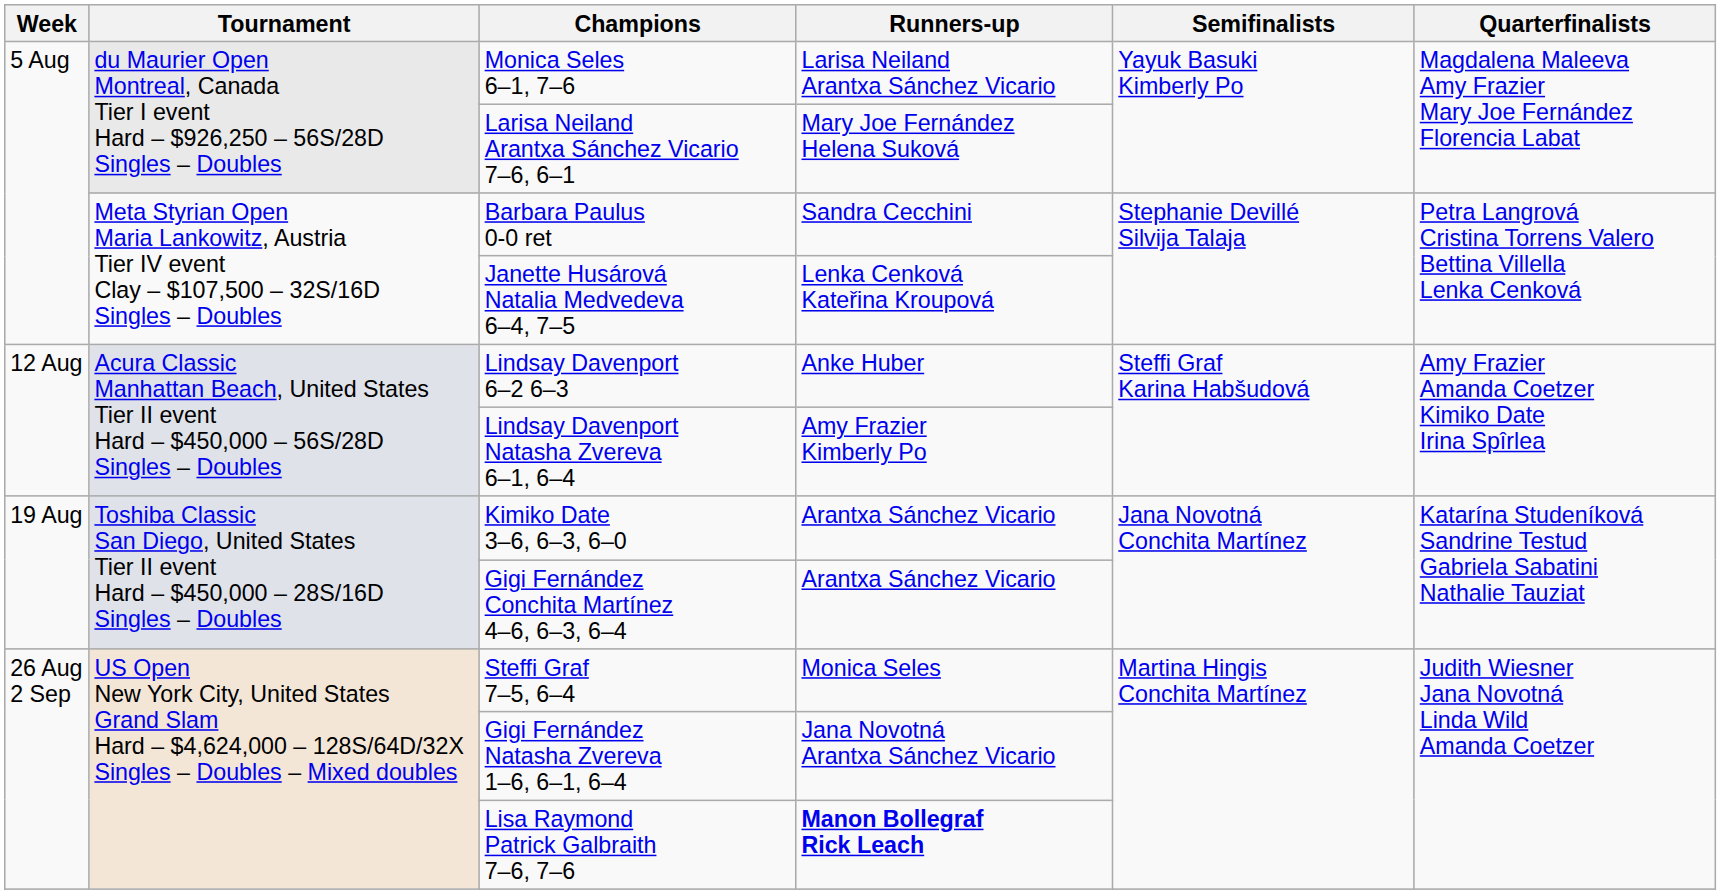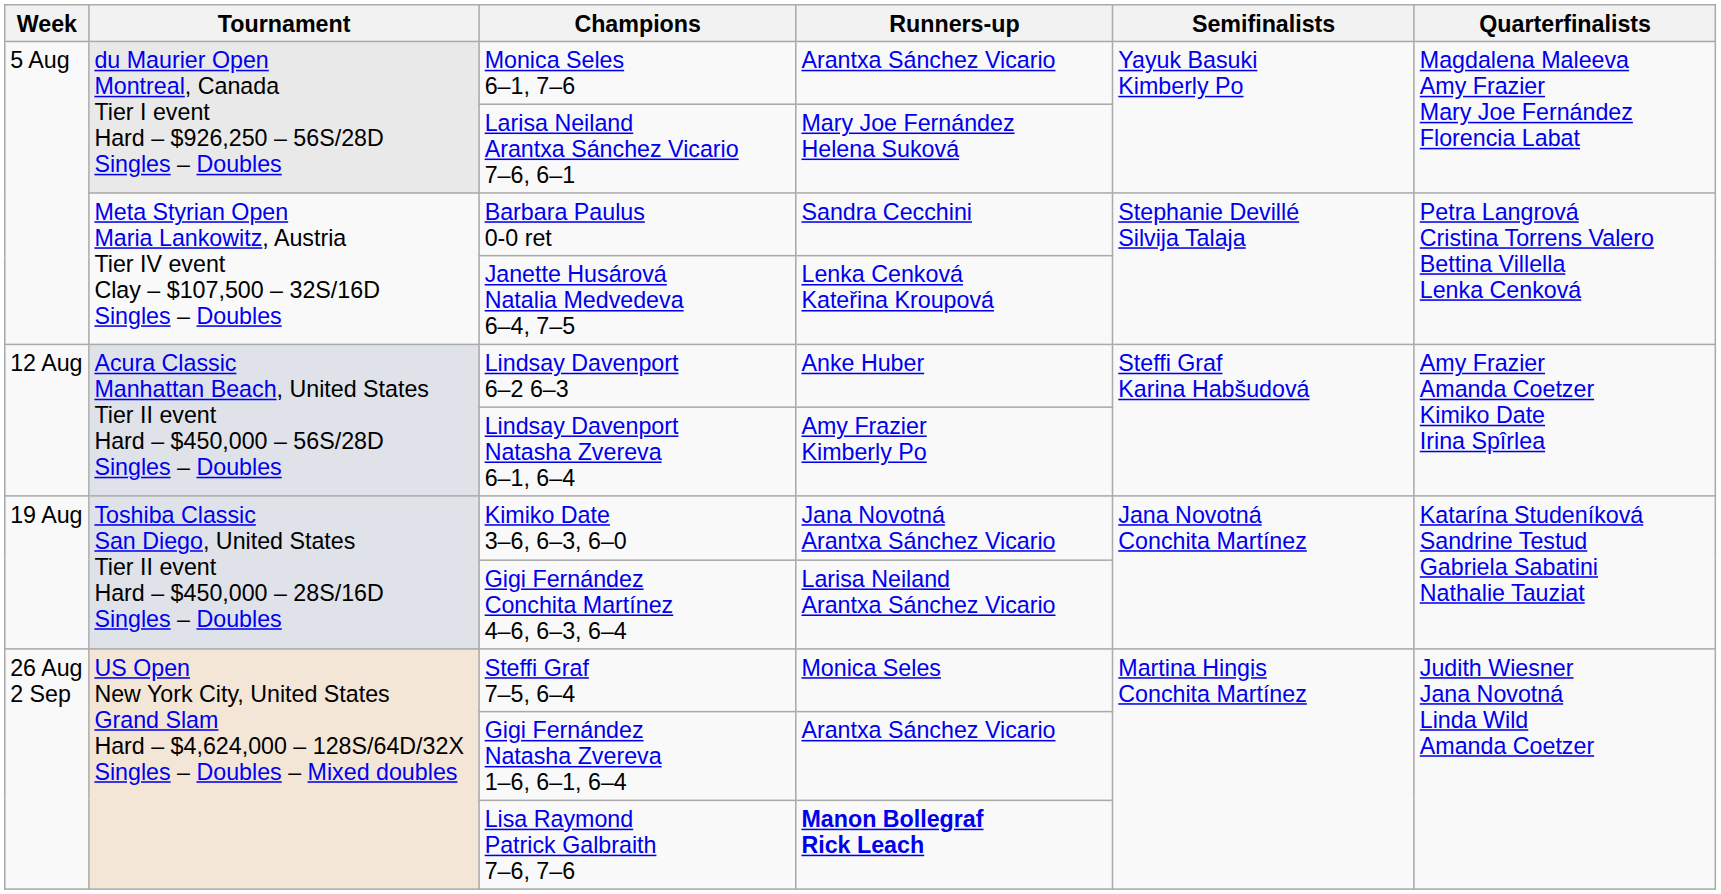(928, 73) Larisa Neiland Arantxa Sánchez Vicario -> (928, 60) Arantxa Sánchez Vicario
(928, 515) Arantxa Sánchez Vicario -> (928, 528) Jana Novotná Arantxa Sánchez Vicario
(928, 578) Arantxa Sánchez Vicario -> (928, 591) Larisa Neiland Arantxa Sánchez Vicario
(928, 743) Jana Novotná Arantxa Sánchez Vicario -> (928, 730) Arantxa Sánchez Vicario
